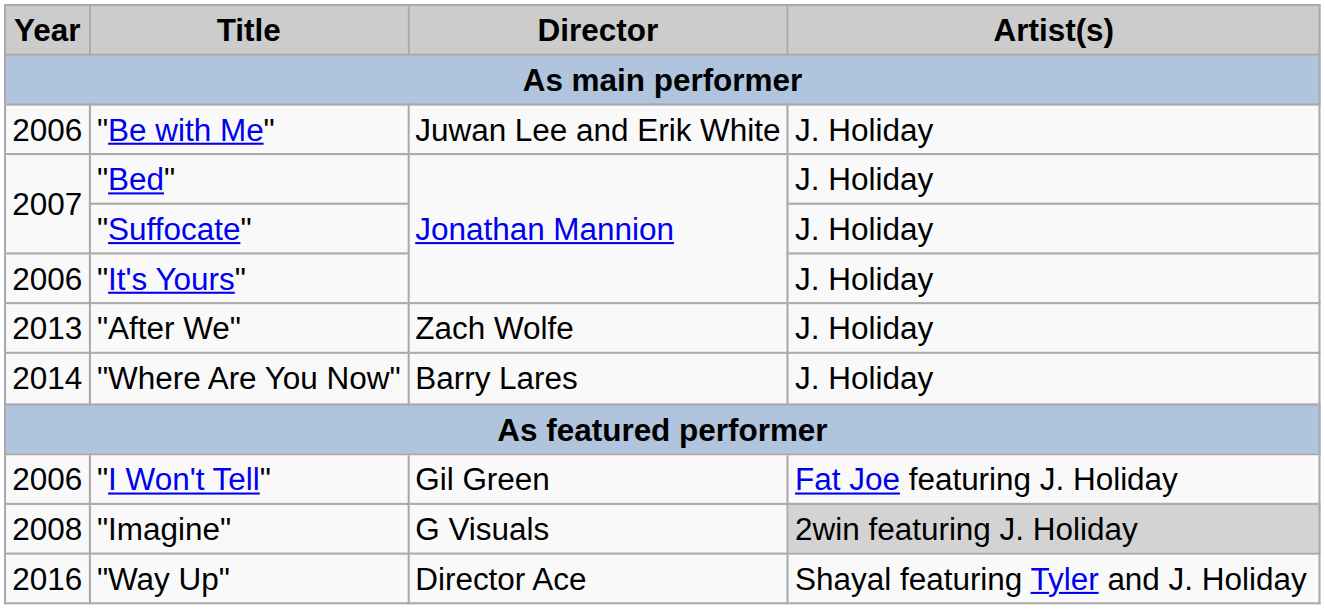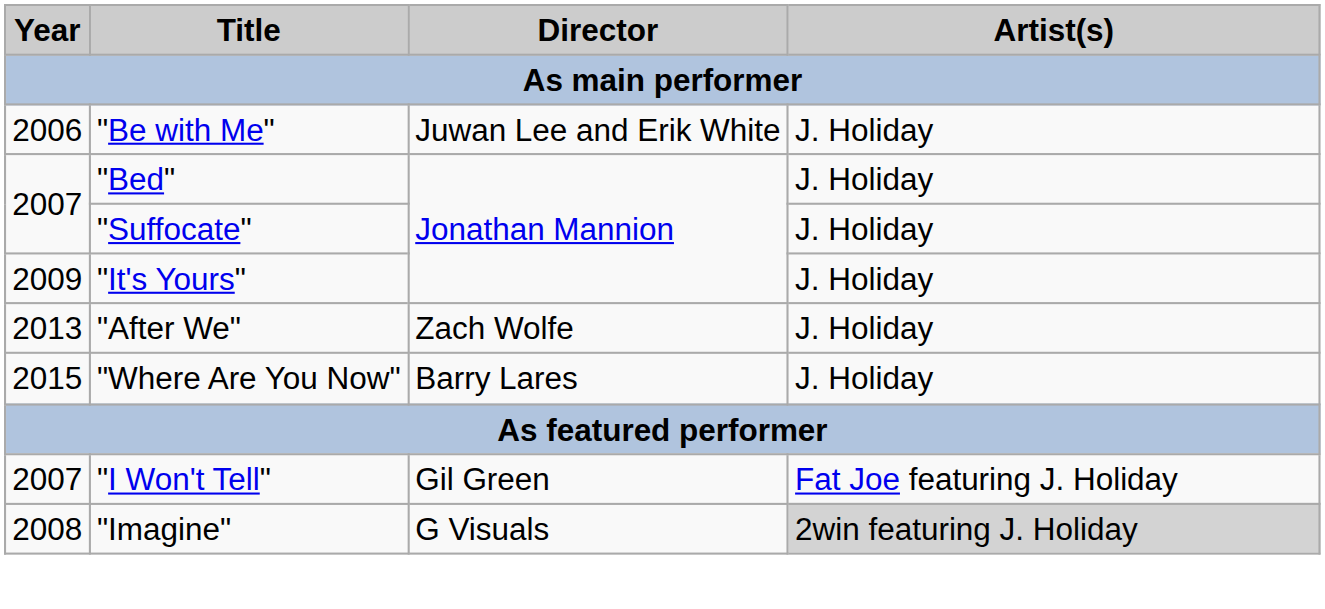(47, 279) 2006 -> (47, 279) 2009
(47, 379) 2014 -> (47, 379) 2015
(47, 478) 2006 -> (47, 478) 2007
- row: (163, 578)
